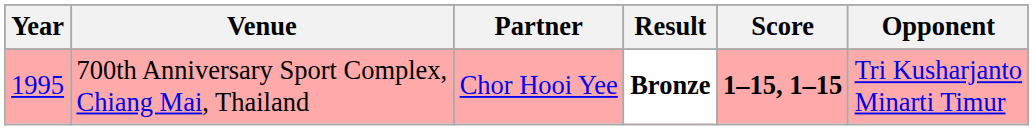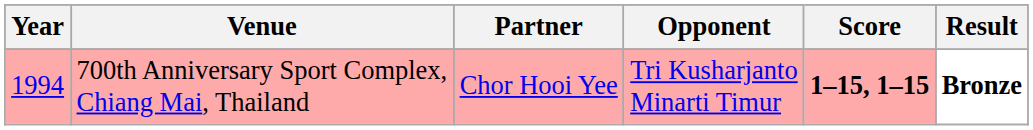columns swapped: (938, 26) <-> (670, 26)
(38, 86) 1995 -> (38, 86) 1994
